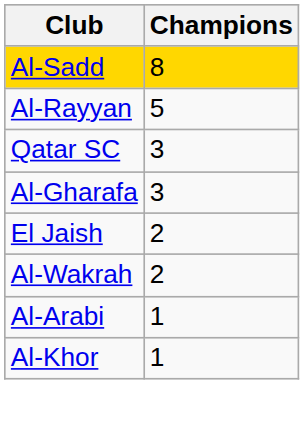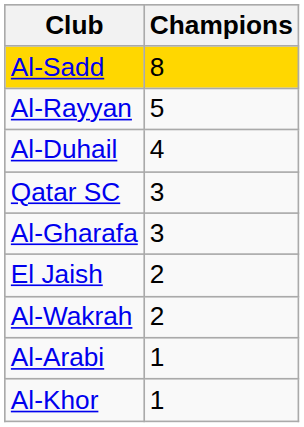+ row: (64, 150)
